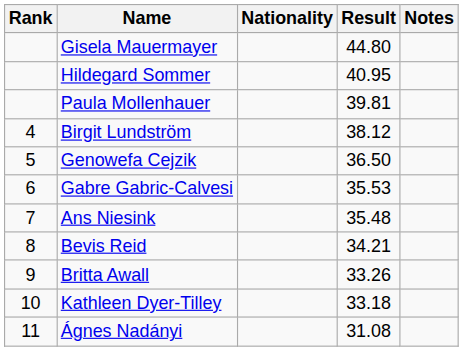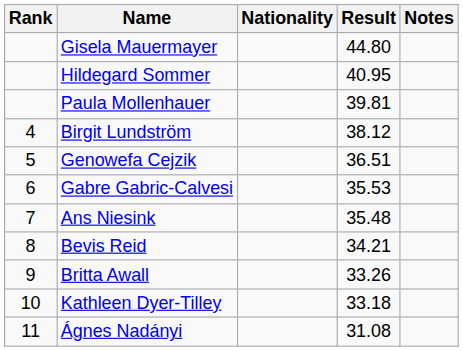(369, 160) 36.50 -> (369, 160) 36.51
